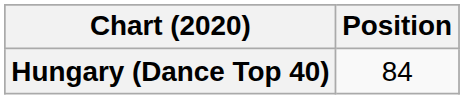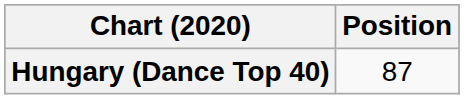(397, 70) 84 -> (397, 70) 87
